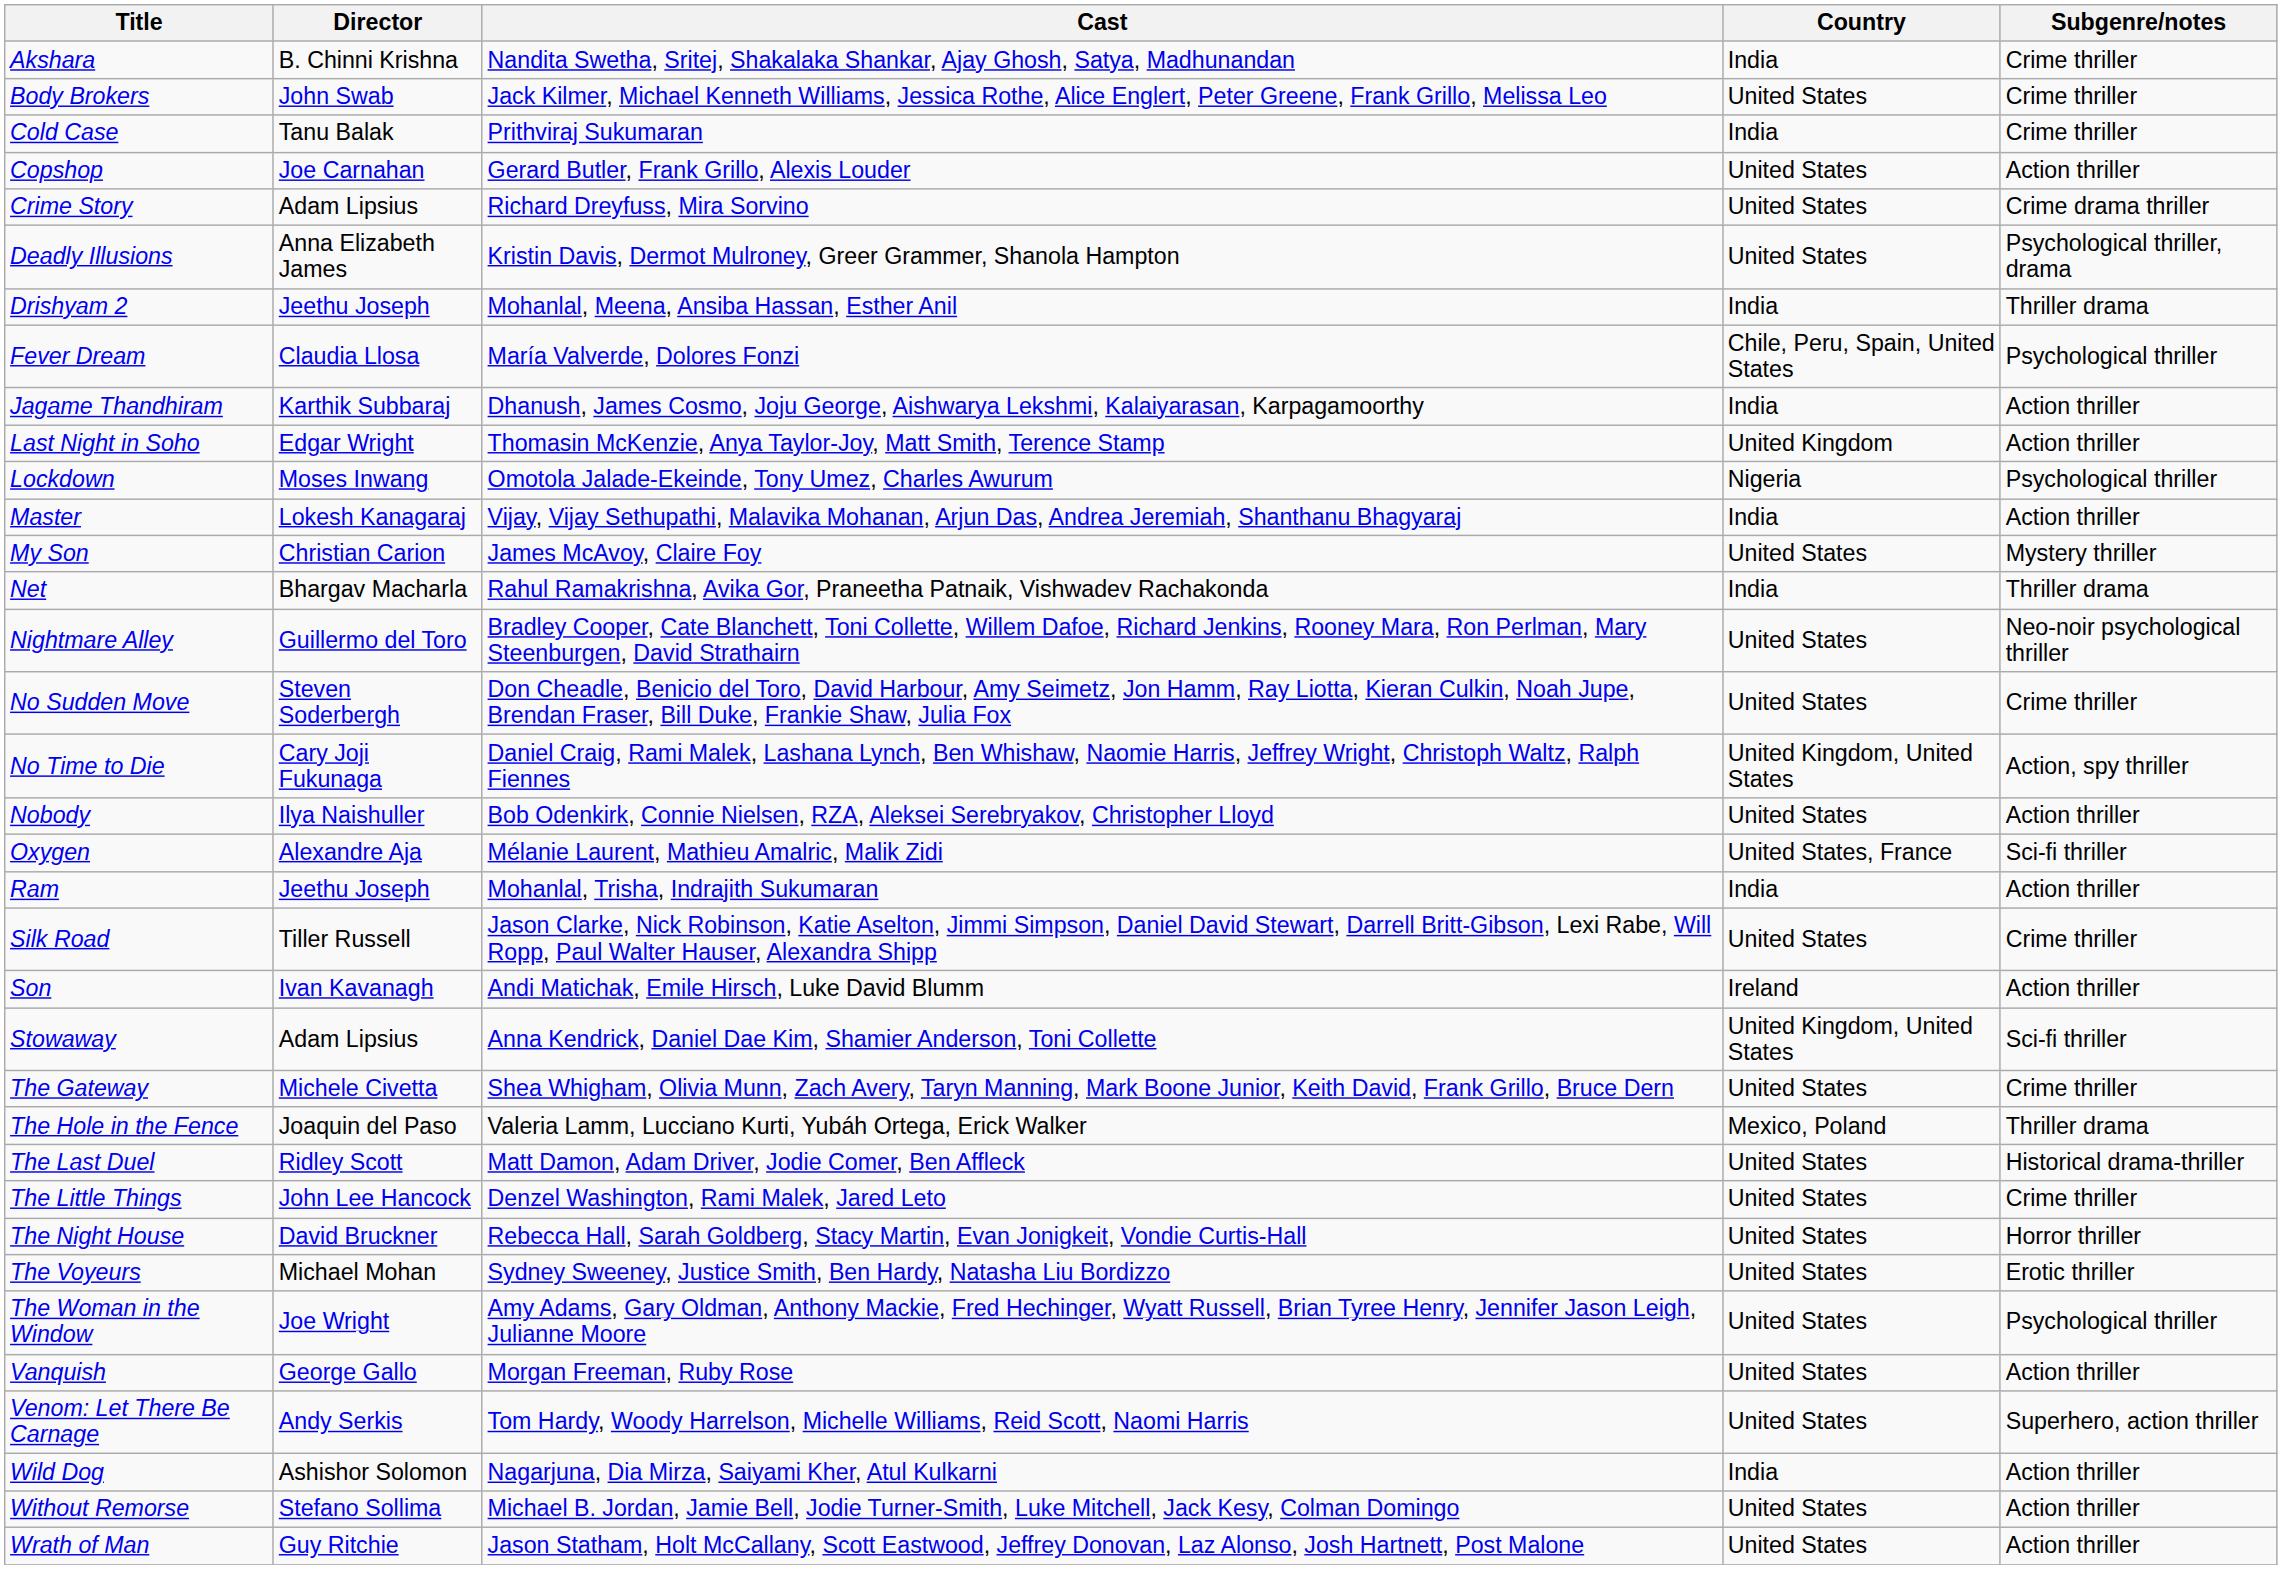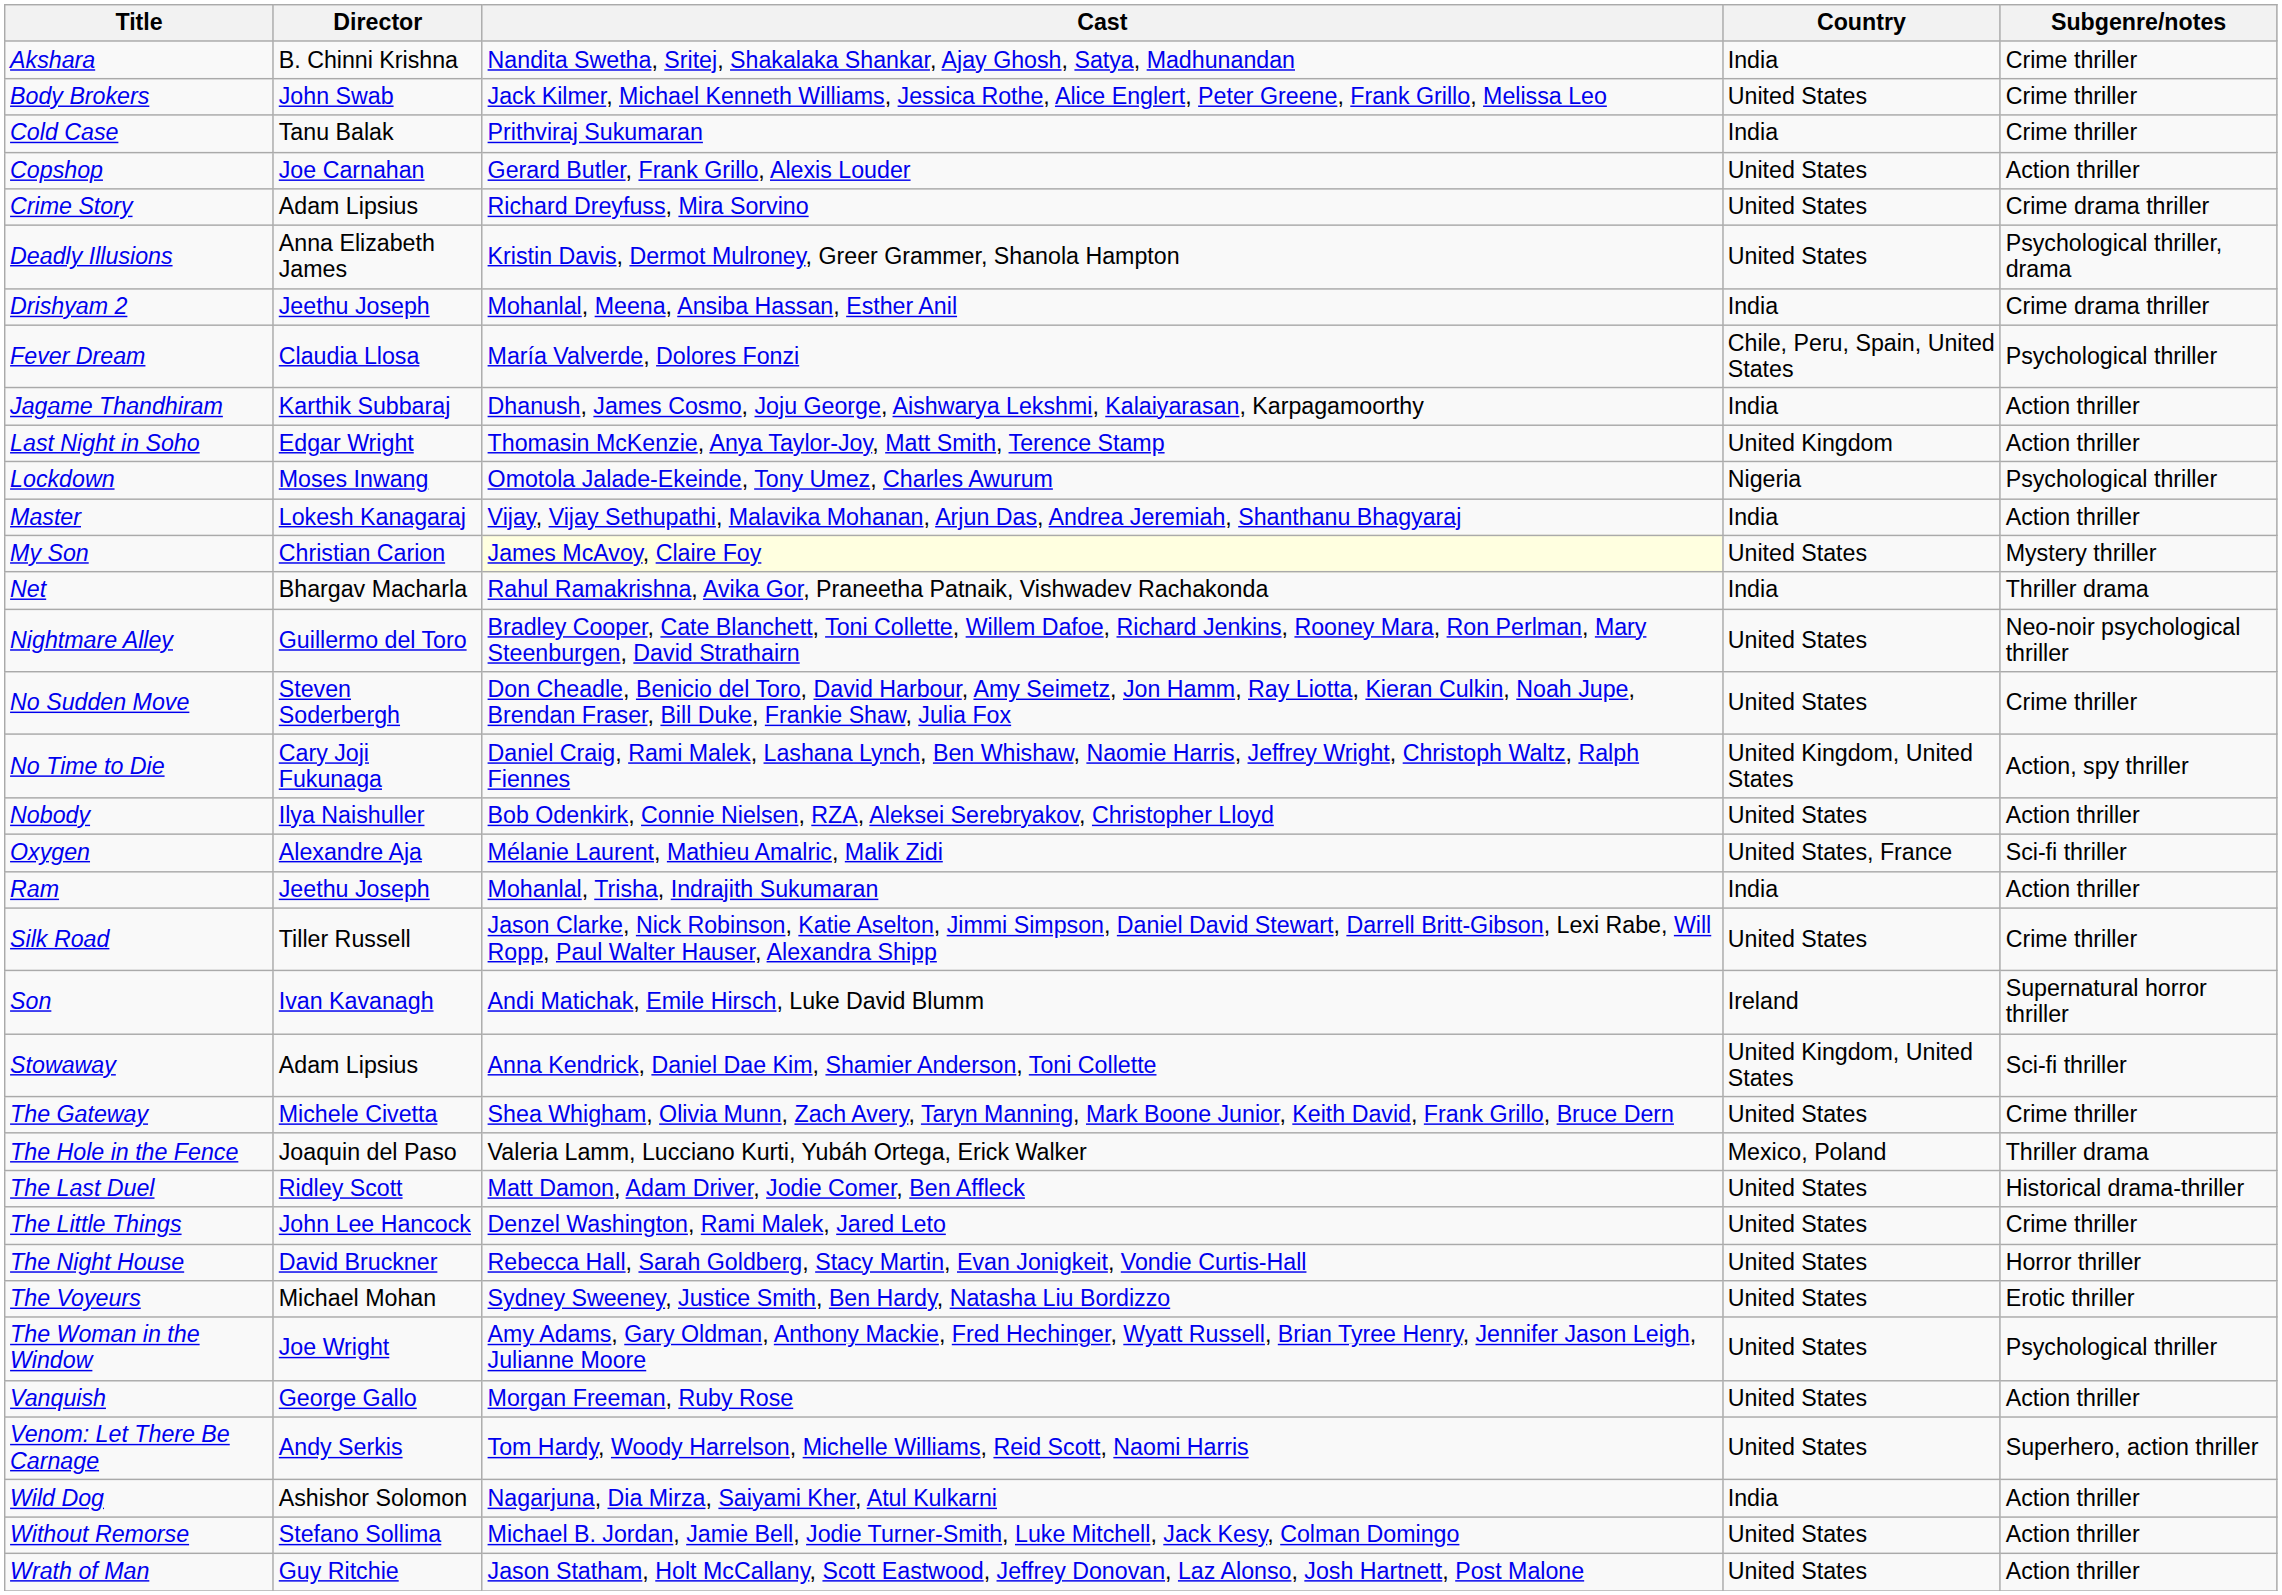(2077, 306) Thriller drama -> (2107, 306) Crime drama thriller
(624, 553) no background -> (624, 553) lightyellow background
(2073, 988) Action thriller -> (2106, 1002) Supernatural horror thriller
